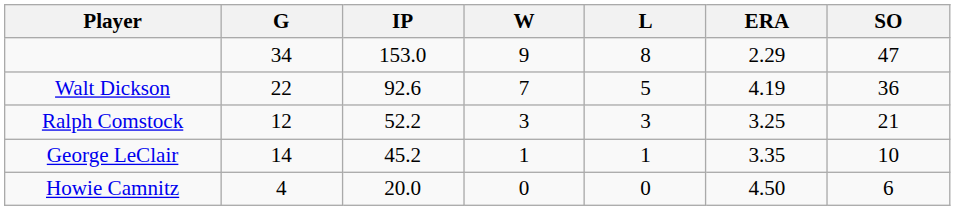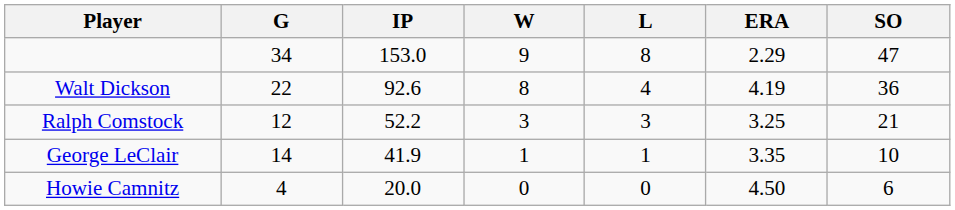(524, 88) 7 -> (524, 88) 8
(645, 88) 5 -> (645, 88) 4
(403, 155) 45.2 -> (403, 155) 41.9
